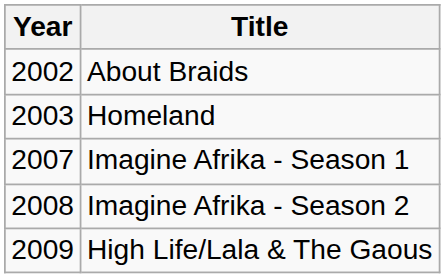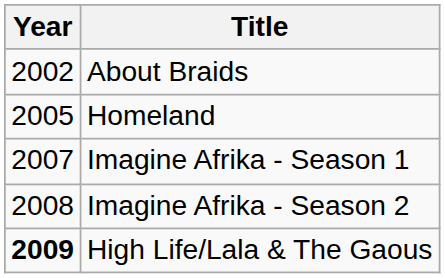(43, 116) 2003 -> (43, 116) 2005
(43, 250) normal -> (43, 250) bold
